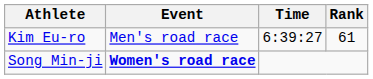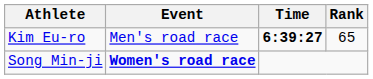(292, 40) normal -> (292, 40) bold
(347, 40) 61 -> (347, 40) 65
